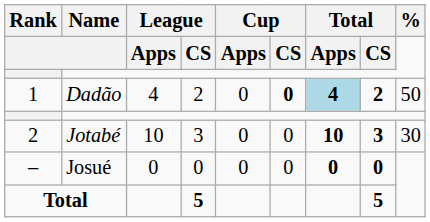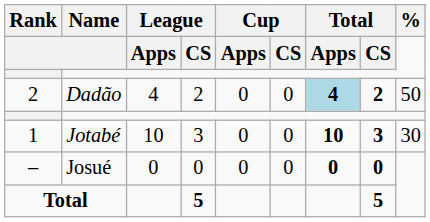(33, 94) 1 -> (33, 94) 2
(288, 94) bold -> (288, 94) normal
(33, 136) 2 -> (33, 136) 1
